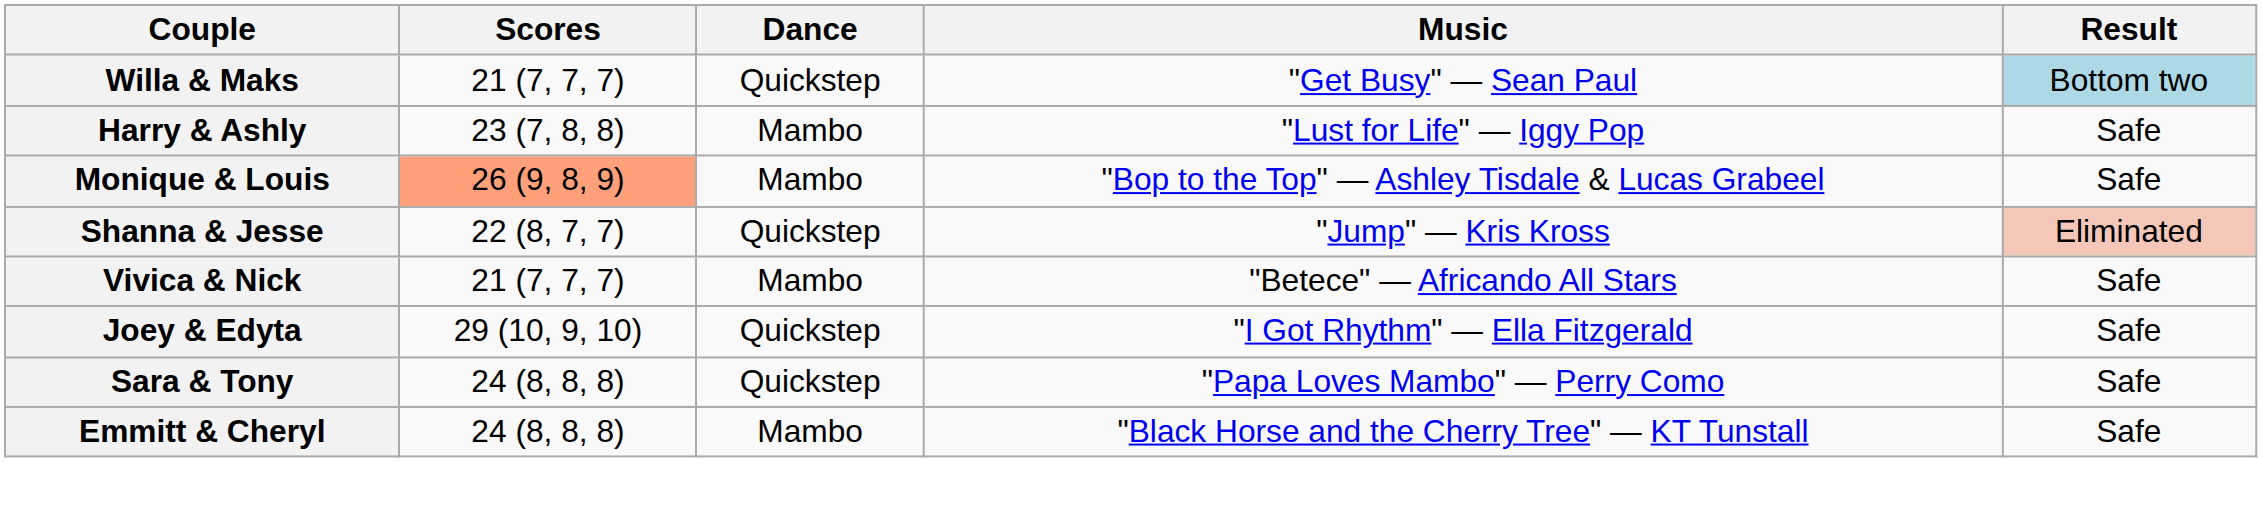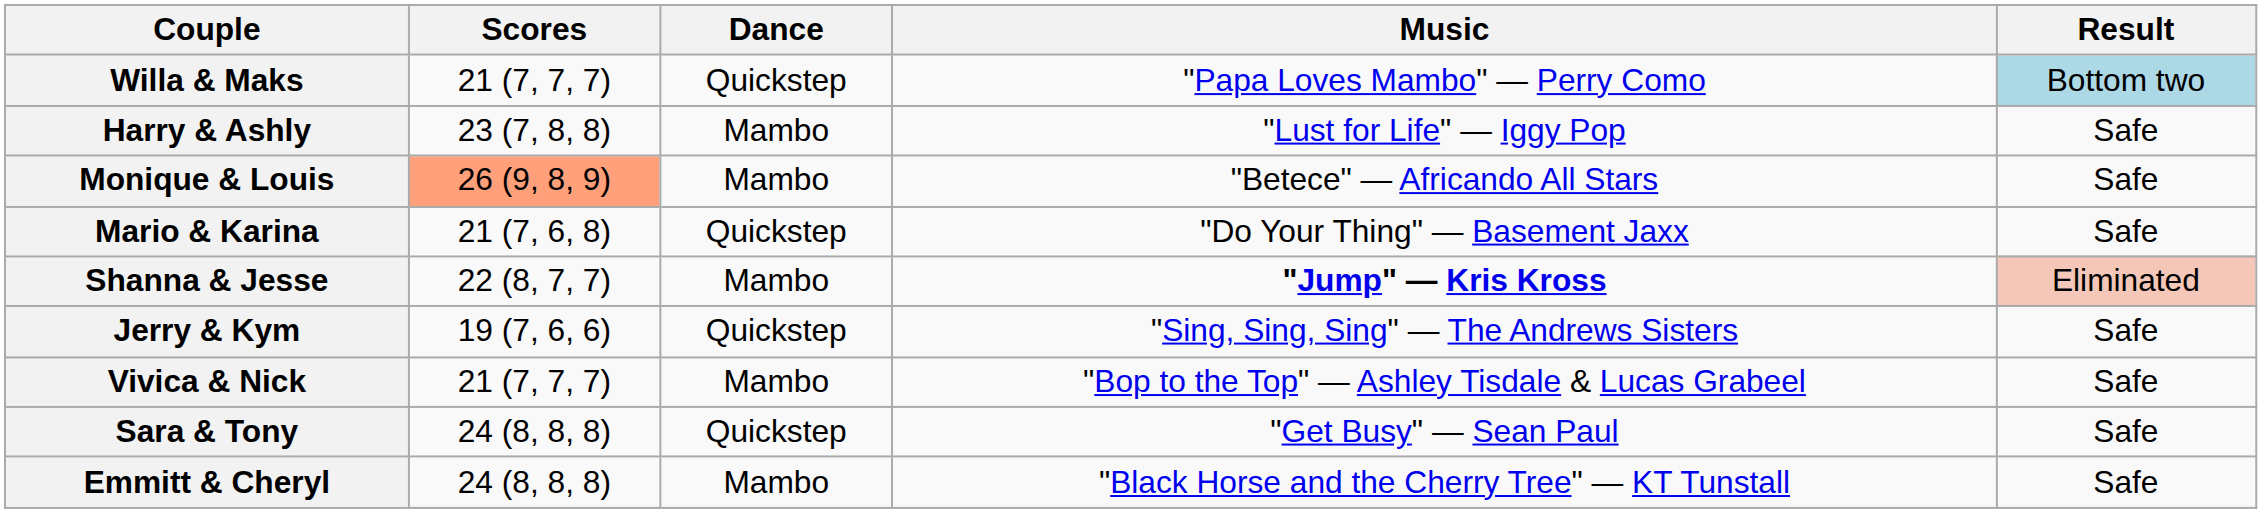(1463, 79) "Get Busy" — Sean Paul -> (1444, 79) "Papa Loves Mambo" — Perry Como
(1463, 180) "Bop to the Top" — Ashley Tisdale & Lucas Grabeel -> (1444, 180) "Betece" — Africando All Stars
+ row: (207, 230)
(810, 230) Quickstep -> (776, 280) Mambo
(1463, 230) normal -> (1444, 280) bold
+ row: (207, 331)
(1463, 280) "Betece" — Africando All Stars -> (1444, 381) "Bop to the Top" — Ashley Tisdale & Lucas Grabeel
- row: (202, 331)
(1463, 381) "Papa Loves Mambo" — Perry Como -> (1444, 431) "Get Busy" — Sean Paul
